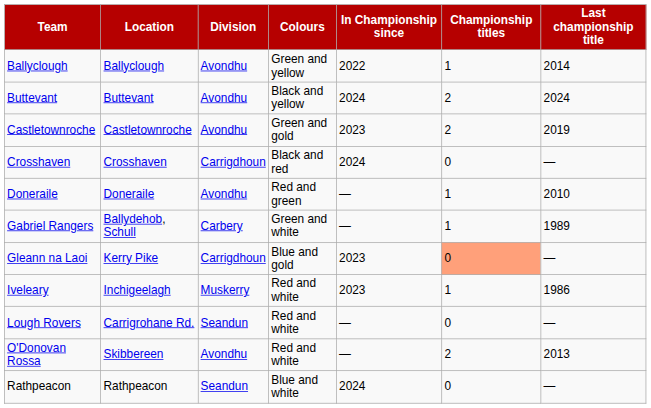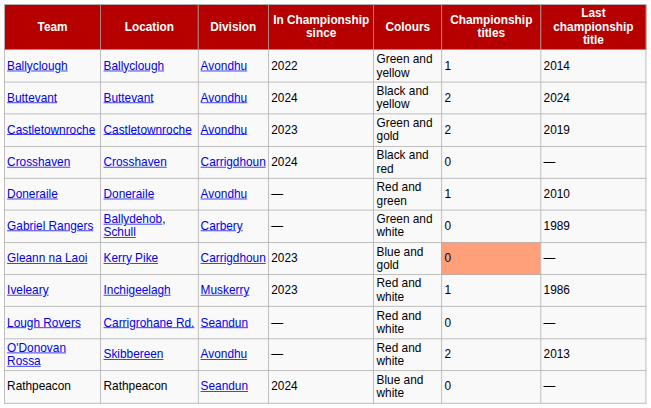columns swapped: (302, 27) <-> (389, 27)
(448, 226) 1 -> (448, 226) 0
